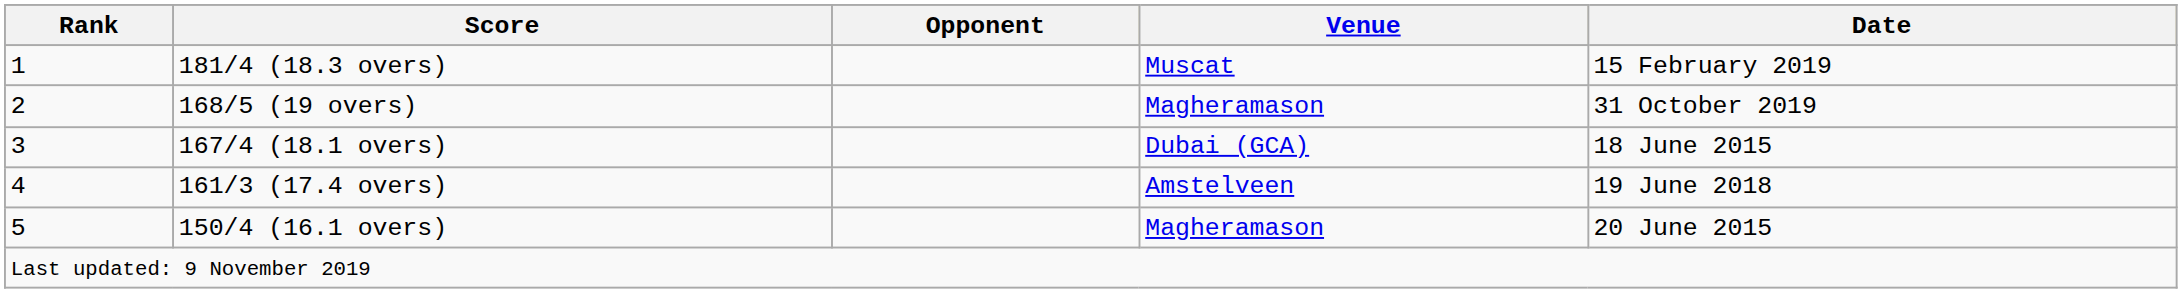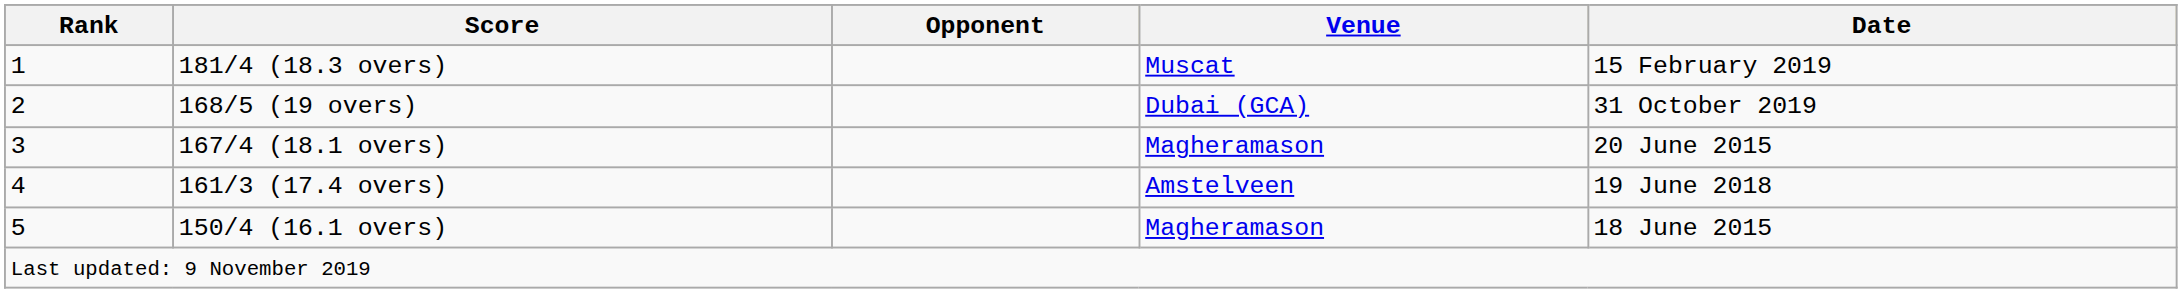(1235, 106) Magheramason -> (1227, 106) Dubai (GCA)
(1227, 147) Dubai (GCA) -> (1235, 147) Magheramason
(1683, 147) 18 June 2015 -> (1683, 147) 20 June 2015
(1683, 228) 20 June 2015 -> (1683, 228) 18 June 2015
